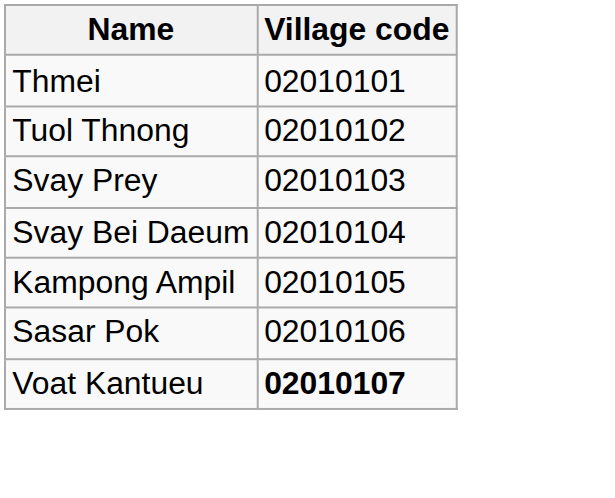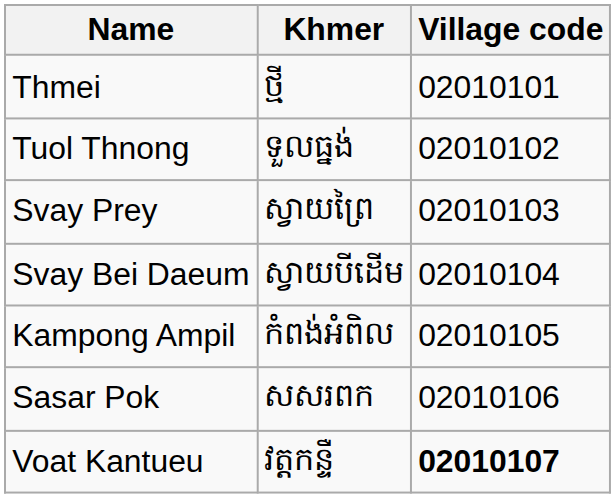+ column: (334, 29)
